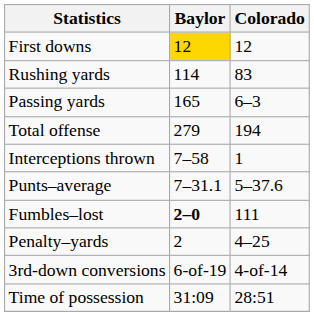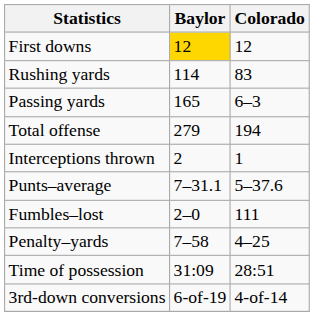(191, 158) 7–58 -> (178, 158) 2
(187, 213) bold -> (187, 213) normal
(178, 241) 2 -> (191, 241) 7–58
rows swapped: (87, 269) <-> (76, 297)
